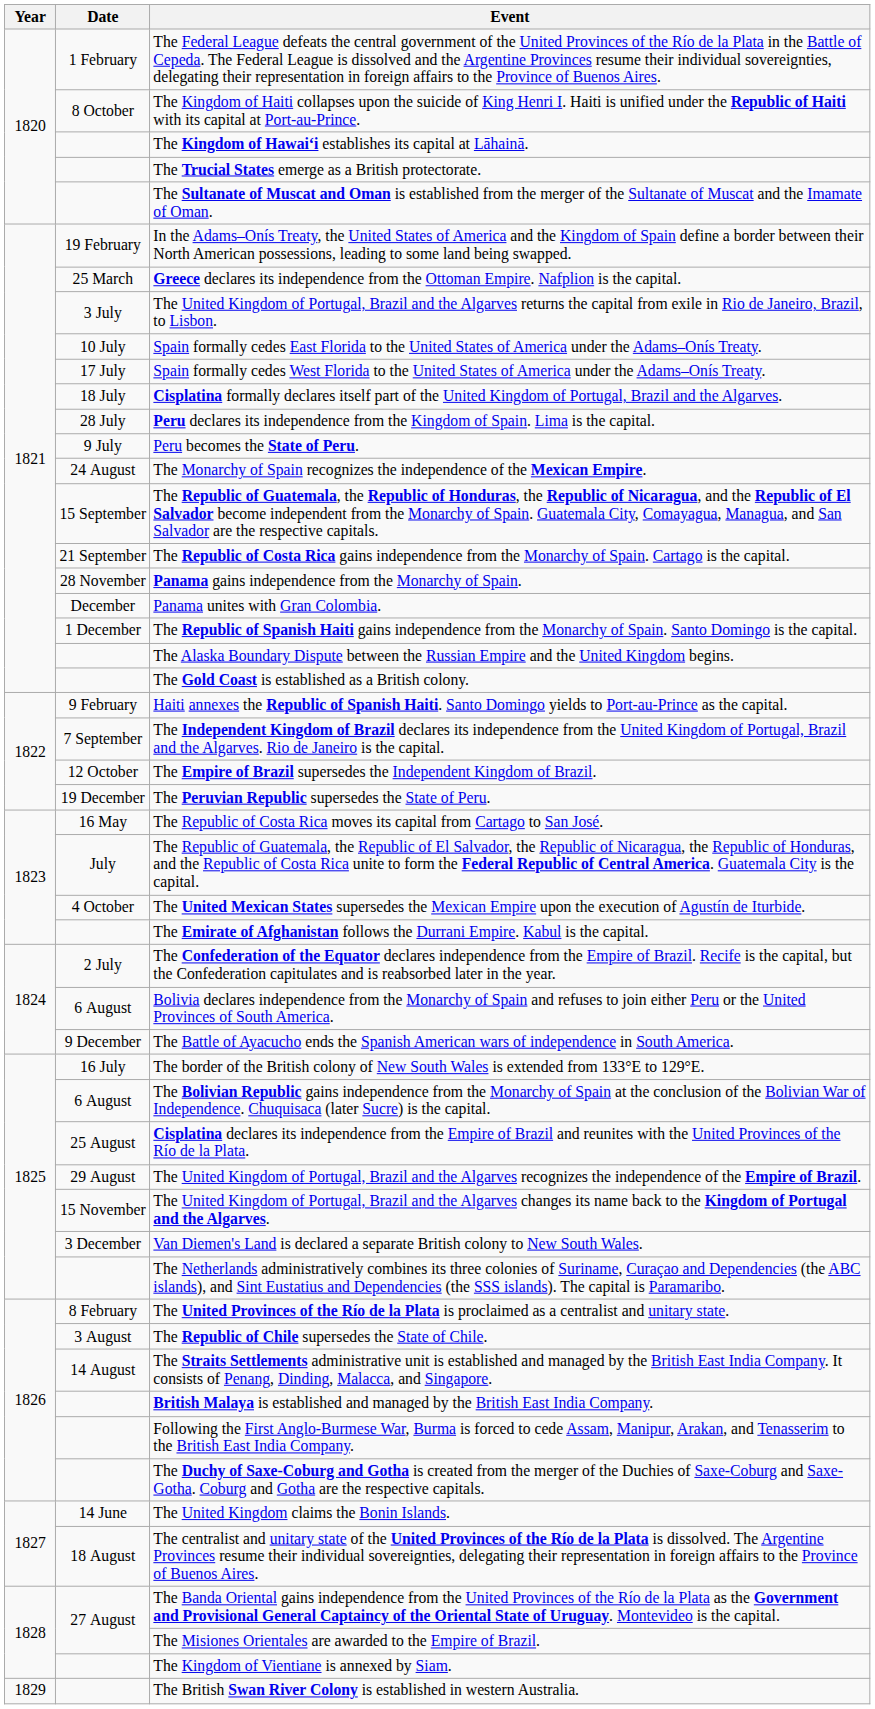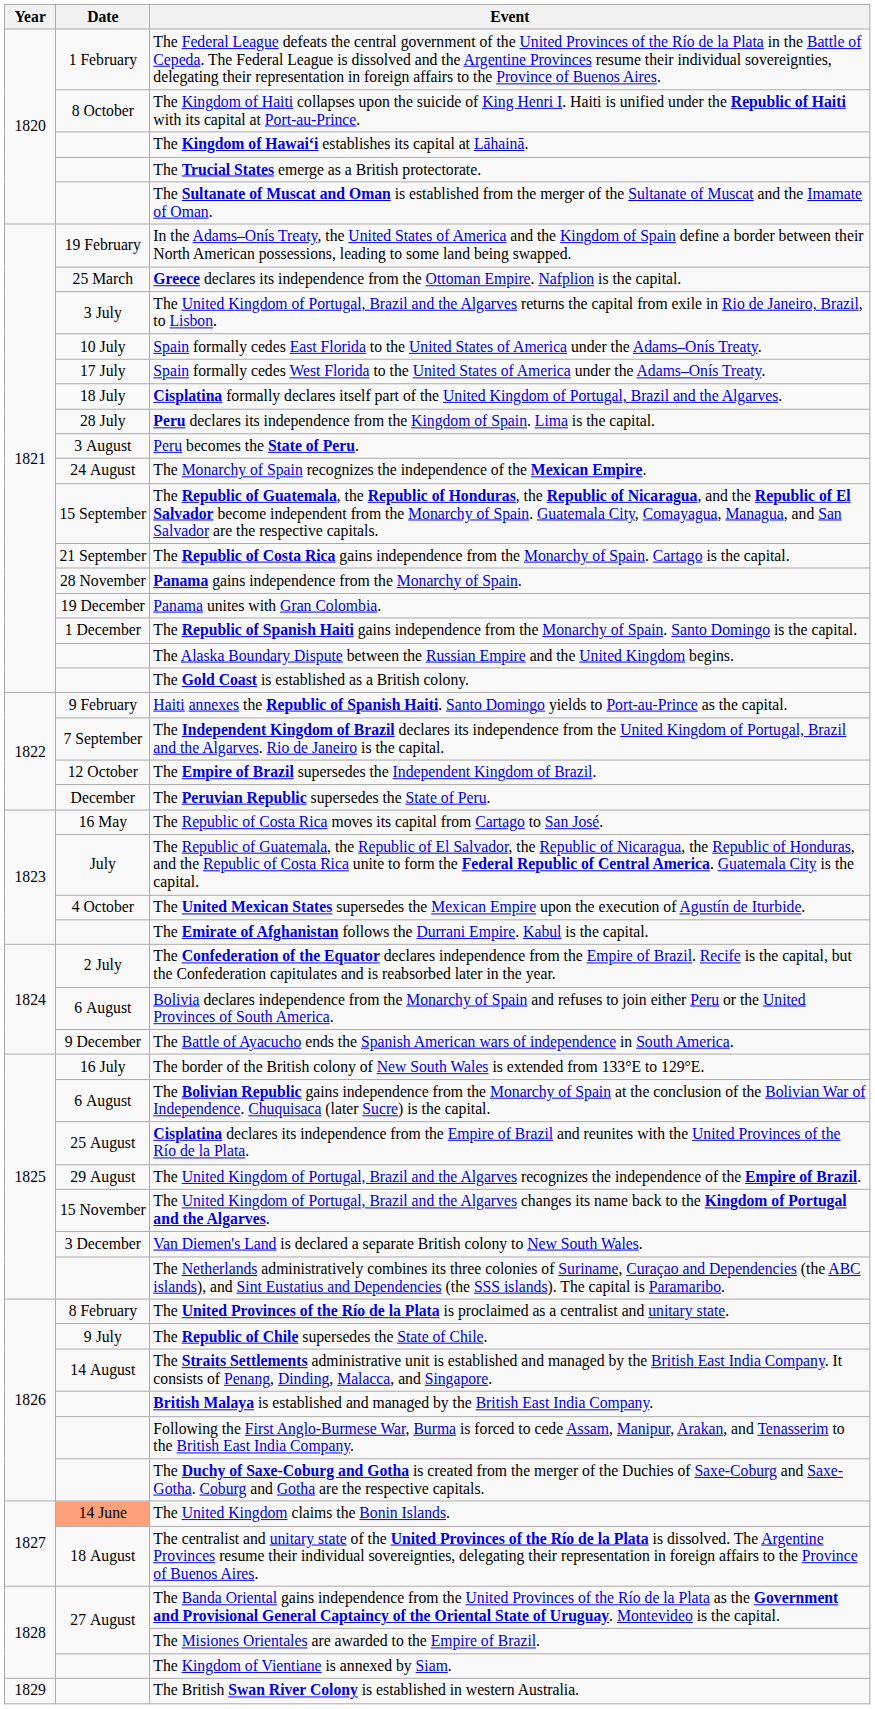(103, 446) 9 July -> (103, 446) 3 August
(103, 605) December -> (103, 605) 19 December
(103, 797) 19 December -> (103, 797) December
(103, 1336) 3 August -> (103, 1336) 9 July
(103, 1513) no background -> (103, 1513) lightsalmon background
